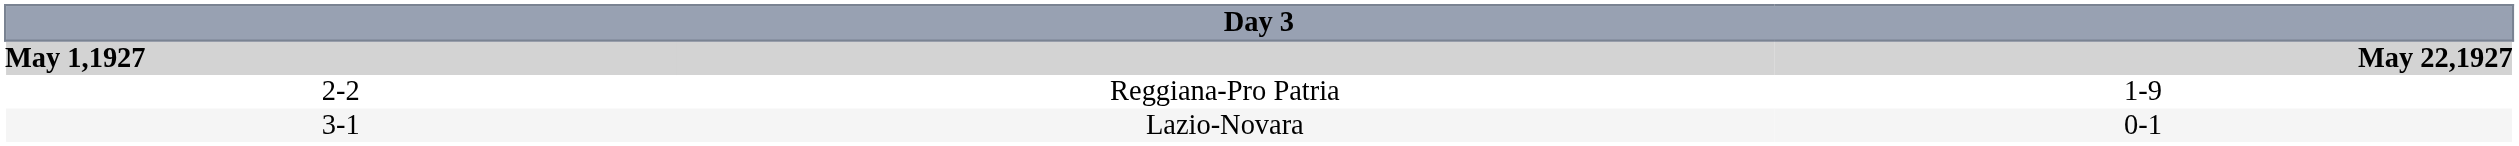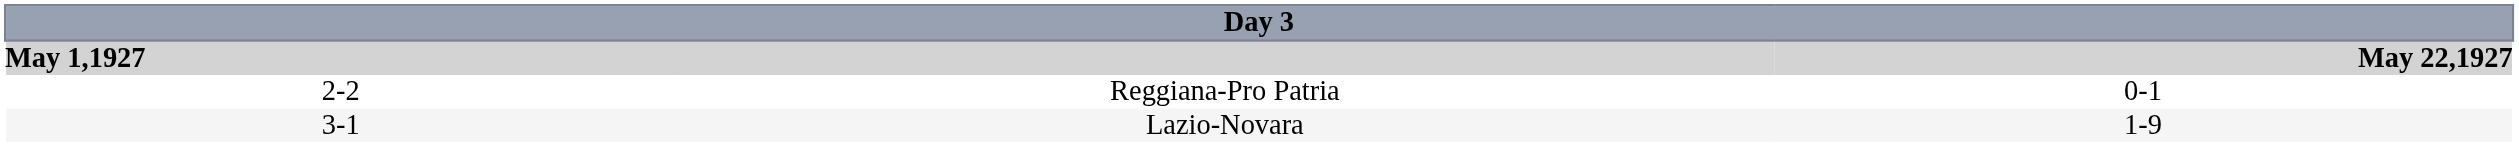(2143, 91) 1-9 -> (2143, 91) 0-1
(2143, 124) 0-1 -> (2143, 124) 1-9
